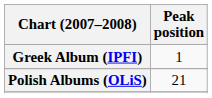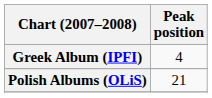(179, 56) 1 -> (179, 56) 4
